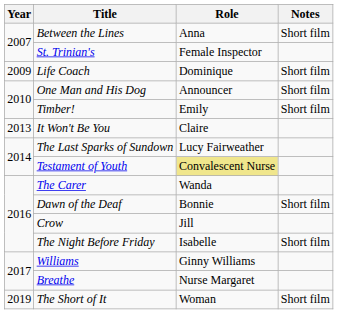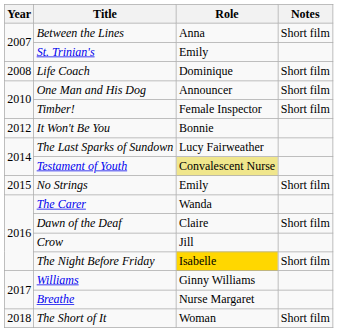(220, 52) Female Inspector -> (194, 52) Emily
(19, 71) 2009 -> (19, 71) 2008
(194, 109) Emily -> (220, 109) Female Inspector
(19, 128) 2013 -> (19, 128) 2012
(194, 128) Claire -> (196, 128) Bonnie
+ row: (62, 185)
(196, 204) Bonnie -> (194, 223) Claire
(198, 242) no background -> (198, 261) gold background
(19, 299) 2019 -> (19, 318) 2018
